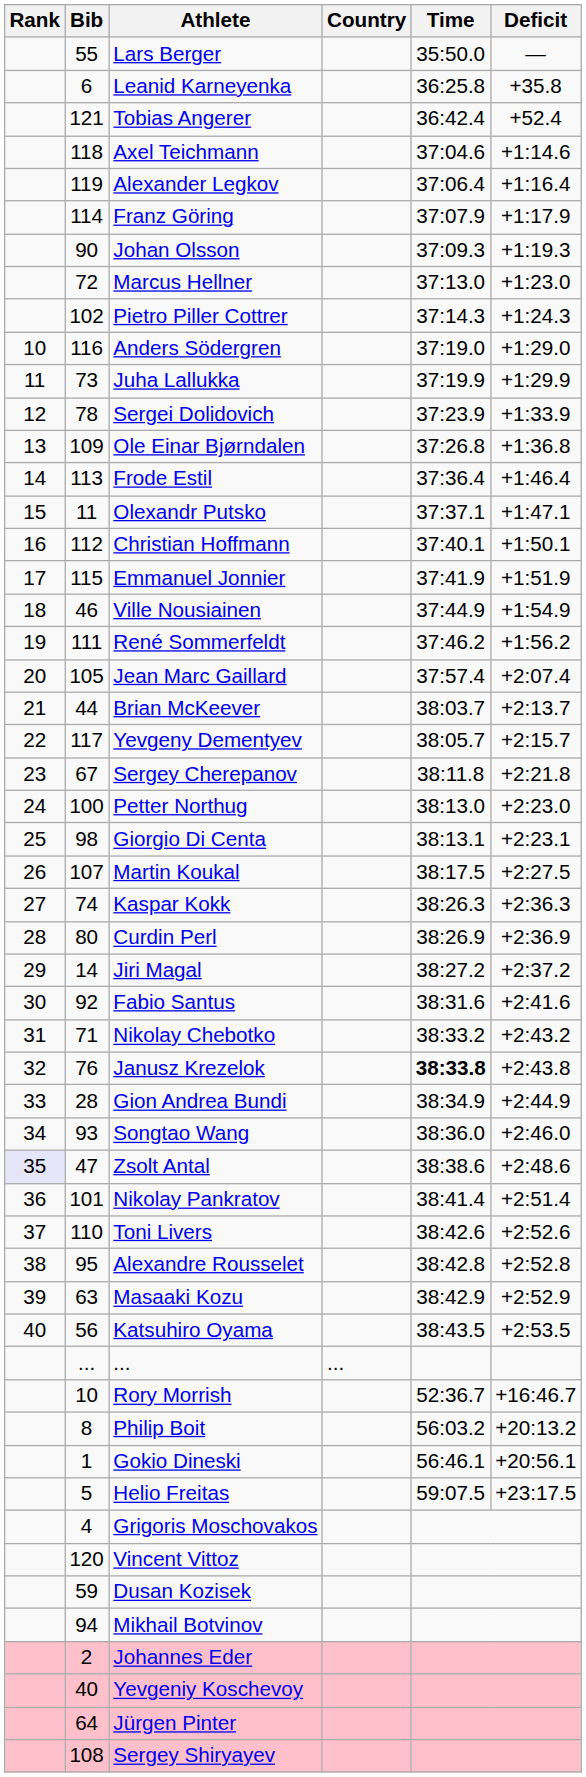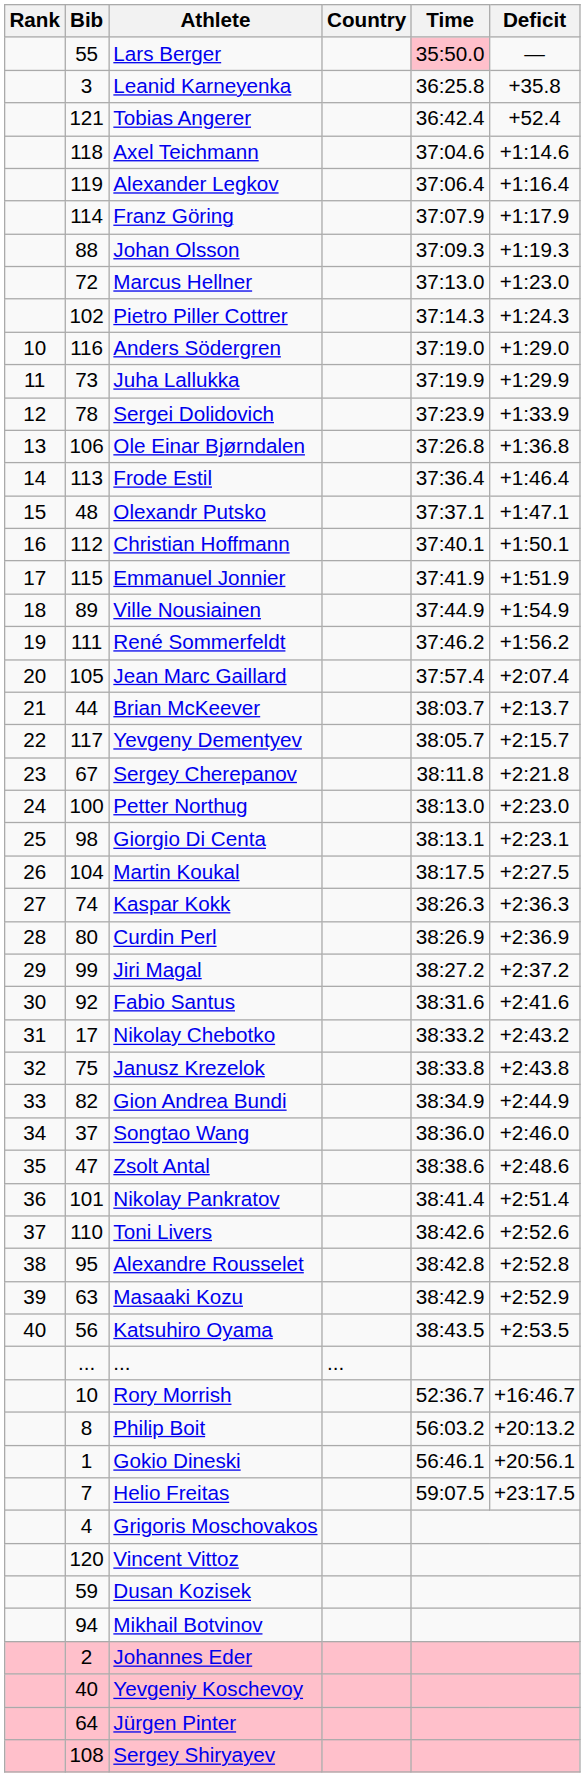(451, 53) no background -> (450, 53) pink background
(87, 86) 6 -> (87, 86) 3
(87, 250) 90 -> (87, 250) 88
(87, 446) 109 -> (87, 446) 106
(87, 511) 11 -> (87, 511) 48
(87, 610) 46 -> (87, 610) 89
(87, 871) 107 -> (87, 871) 104
(87, 970) 14 -> (87, 970) 99
(87, 1035) 71 -> (87, 1035) 17
(87, 1068) 76 -> (87, 1068) 75
(451, 1068) bold -> (450, 1068) normal
(87, 1101) 28 -> (87, 1101) 82
(87, 1133) 93 -> (87, 1133) 37
(35, 1166) lavender background -> (35, 1166) no background
(87, 1493) 5 -> (87, 1493) 7
